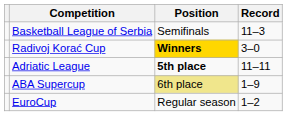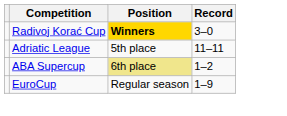- row: (82, 31)
(182, 66) bold -> (133, 48) normal
(250, 84) 1–9 -> (204, 66) 1–2
(250, 102) 1–2 -> (204, 84) 1–9
